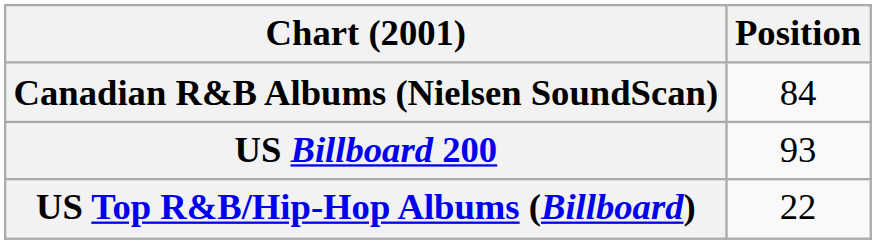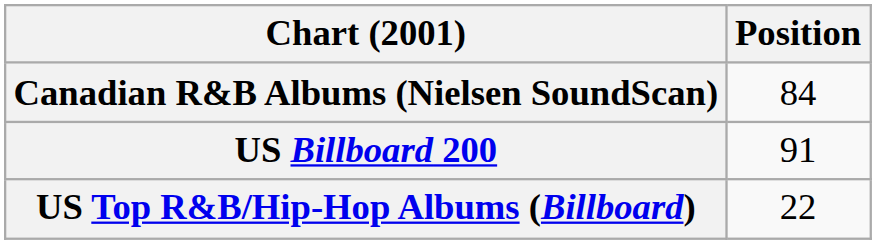(798, 149) 93 -> (798, 149) 91
